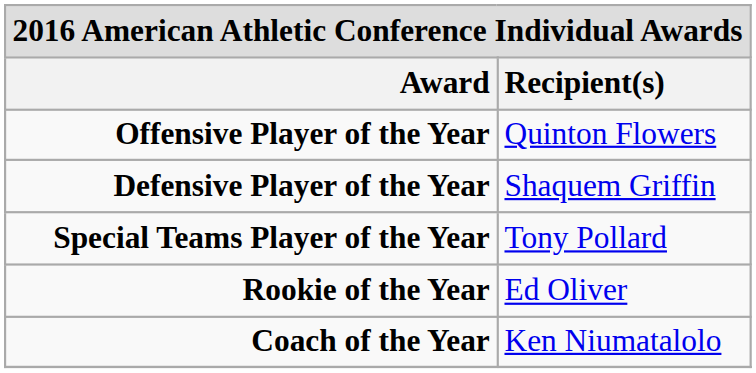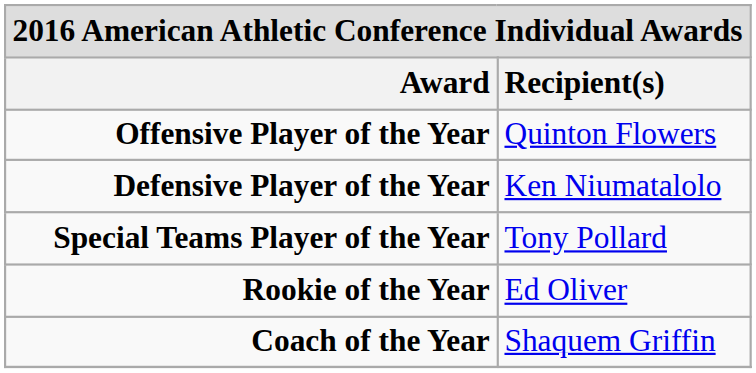(610, 186) Shaquem Griffin -> (613, 186) Ken Niumatalolo
(613, 341) Ken Niumatalolo -> (610, 341) Shaquem Griffin
